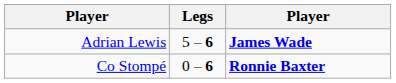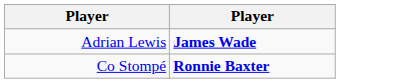- column: (198, 16)
